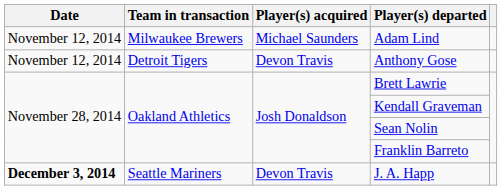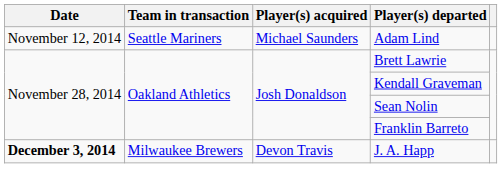(185, 38) Milwaukee Brewers -> (175, 38) Seattle Mariners
- row: (415, 60)
(175, 173) Seattle Mariners -> (185, 151) Milwaukee Brewers
